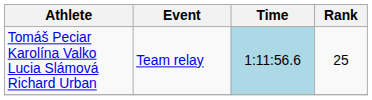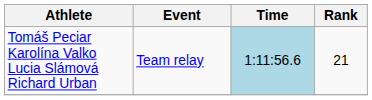(341, 61) 25 -> (341, 61) 21
